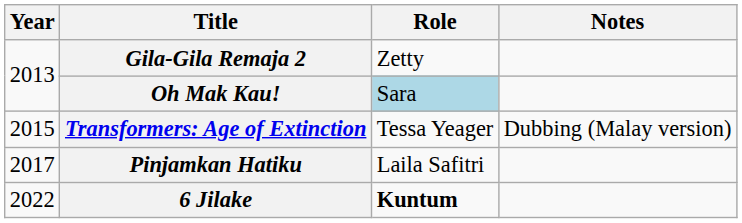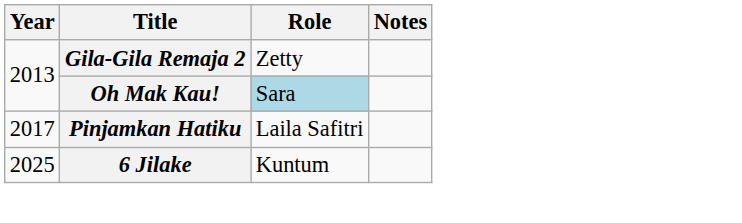- row: (216, 128)
(32, 199) 2022 -> (32, 164) 2025
(417, 199) bold -> (292, 164) normal
